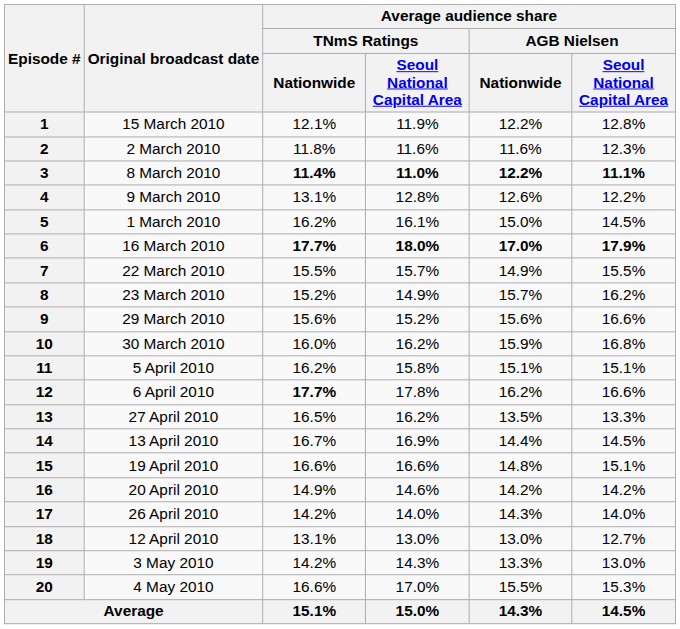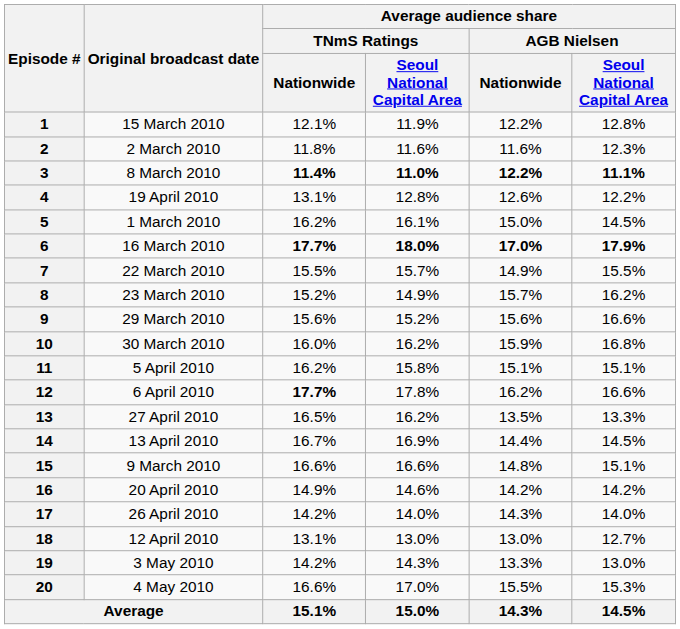(173, 197) 9 March 2010 -> (173, 197) 19 April 2010
(173, 465) 19 April 2010 -> (173, 465) 9 March 2010
